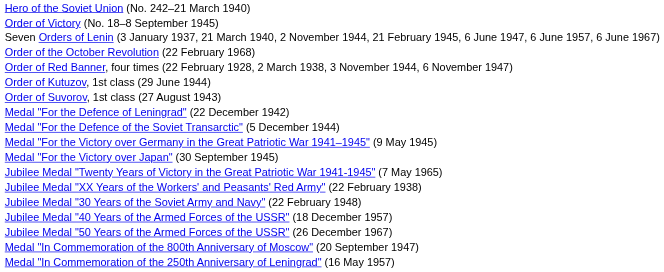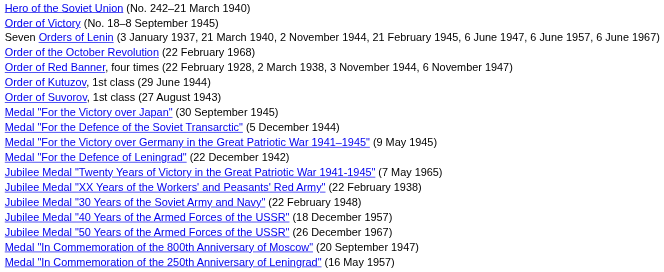rows swapped: (147, 113) <-> (142, 157)
